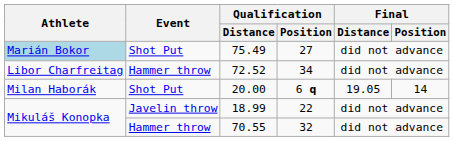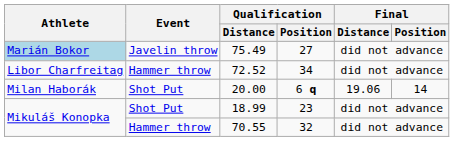(156, 51) Shot Put -> (173, 51) Javelin throw
(363, 89) 19.05 -> (363, 89) 19.06
(173, 108) Javelin throw -> (156, 108) Shot Put
(306, 108) 22 -> (306, 108) 23
